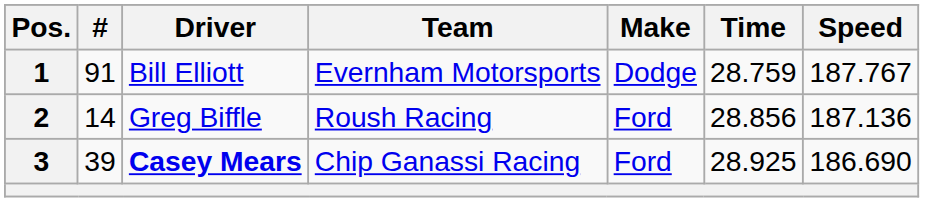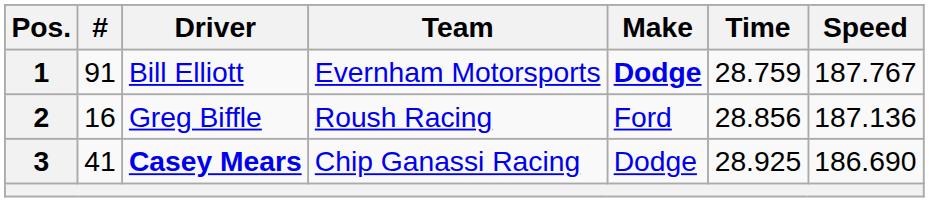(655, 72) normal -> (658, 72) bold
(100, 117) 14 -> (100, 117) 16
(100, 162) 39 -> (100, 162) 41
(643, 162) Ford -> (655, 162) Dodge
